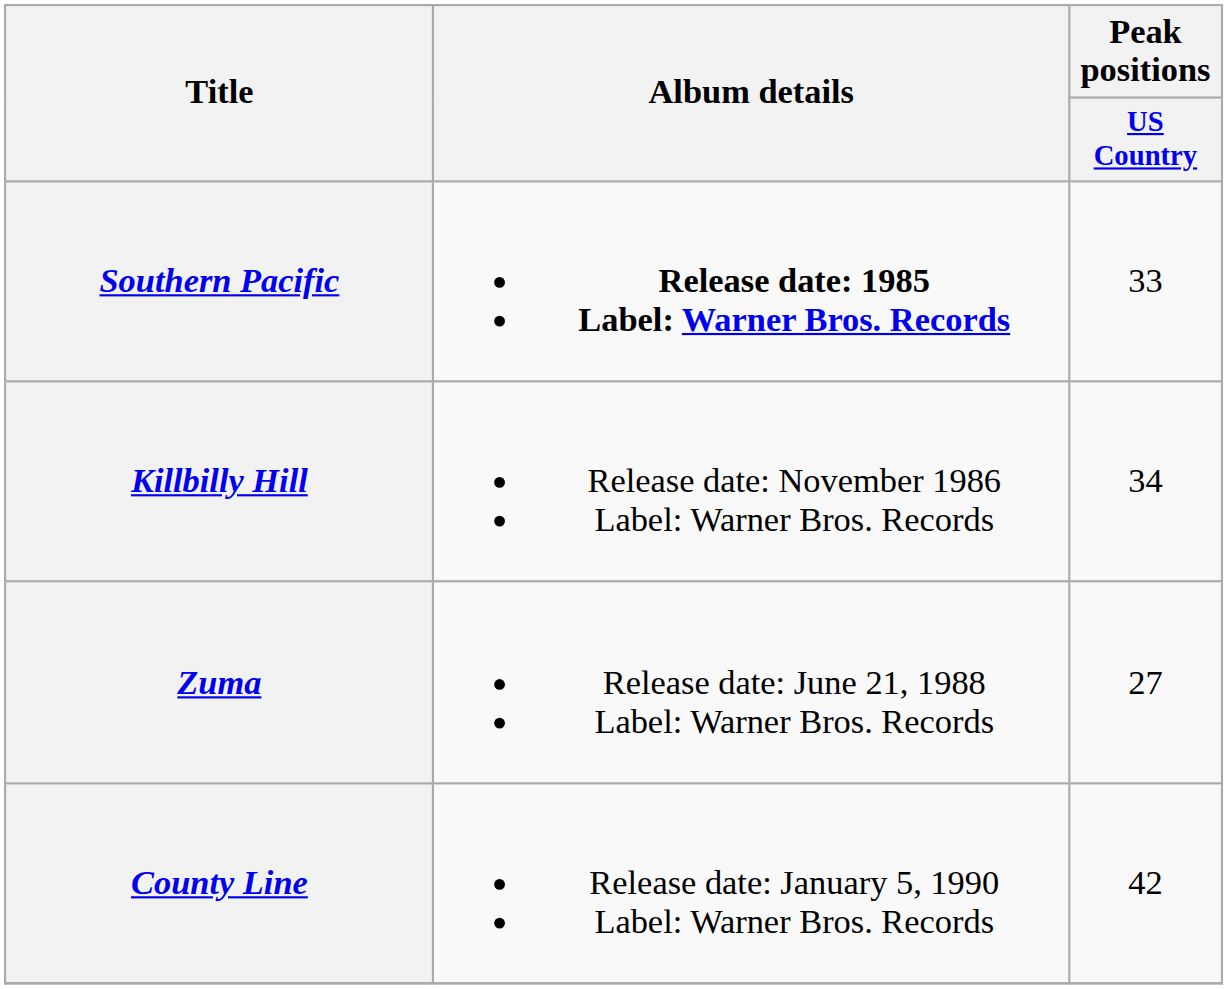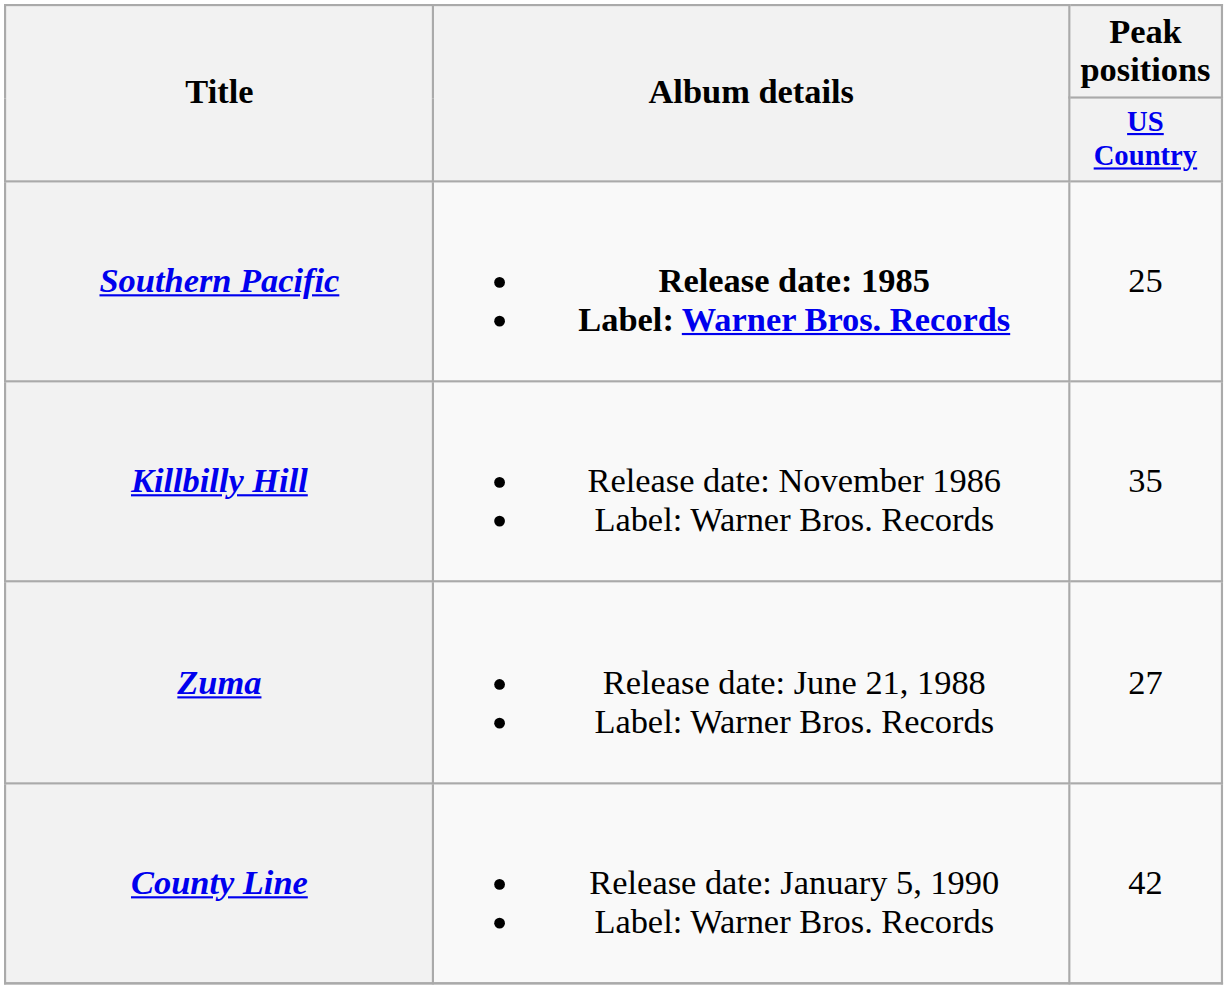(1145, 280) 33 -> (1145, 280) 25
(1145, 481) 34 -> (1145, 481) 35
